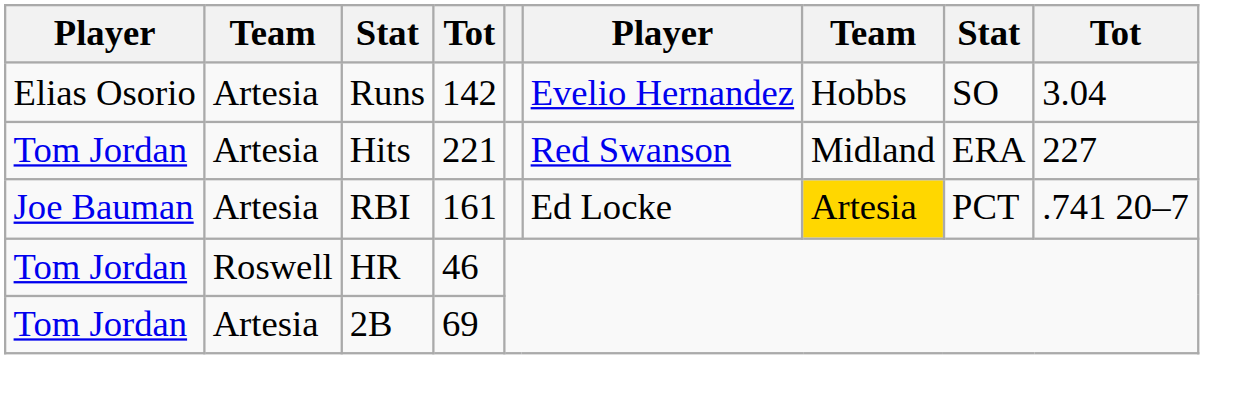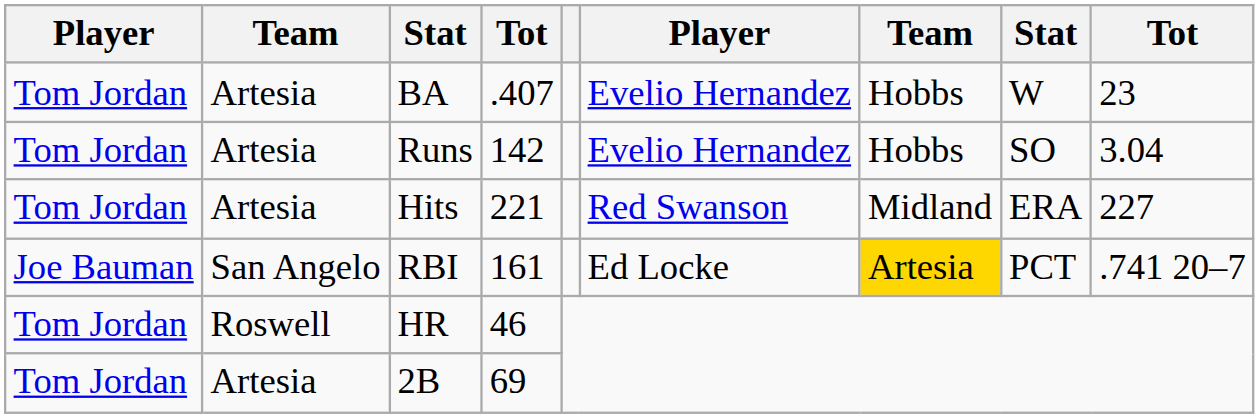+ row: (423, 91)
(105, 91) Elias Osorio -> (100, 149) Tom Jordan
(266, 207) Artesia -> (296, 265) San Angelo
